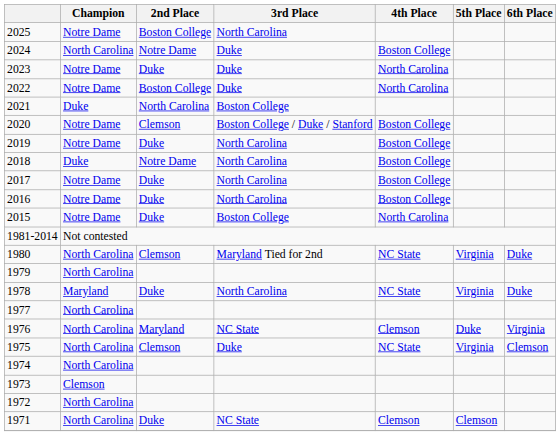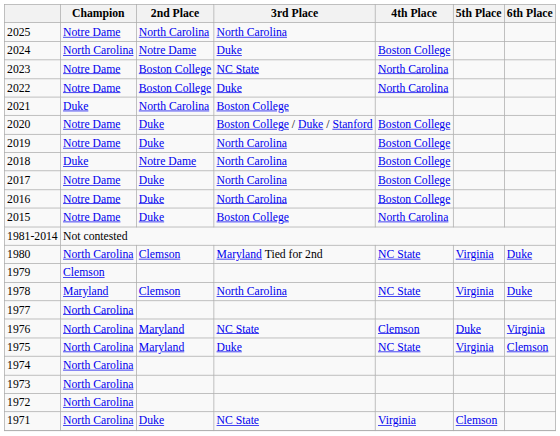(175, 32) Boston College -> (174, 32) North Carolina
(151, 69) Duke -> (175, 69) Boston College
(229, 69) Duke -> (238, 69) NC State
(160, 124) Clemson -> (151, 124) Duke
(98, 273) North Carolina -> (84, 273) Clemson
(151, 291) Duke -> (160, 291) Clemson
(160, 347) Clemson -> (162, 347) Maryland
(84, 384) Clemson -> (98, 384) North Carolina
(399, 421) Clemson -> (397, 421) Virginia
